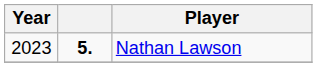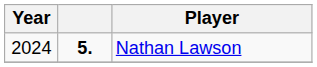(31, 47) 2023 -> (31, 47) 2024
